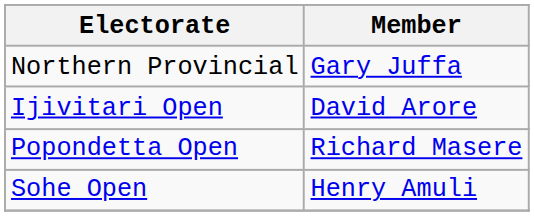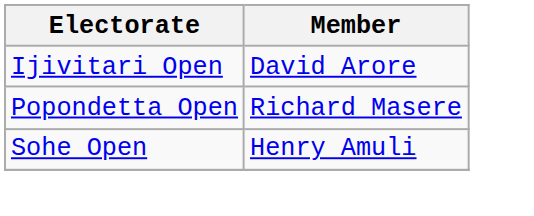- row: (155, 67)
